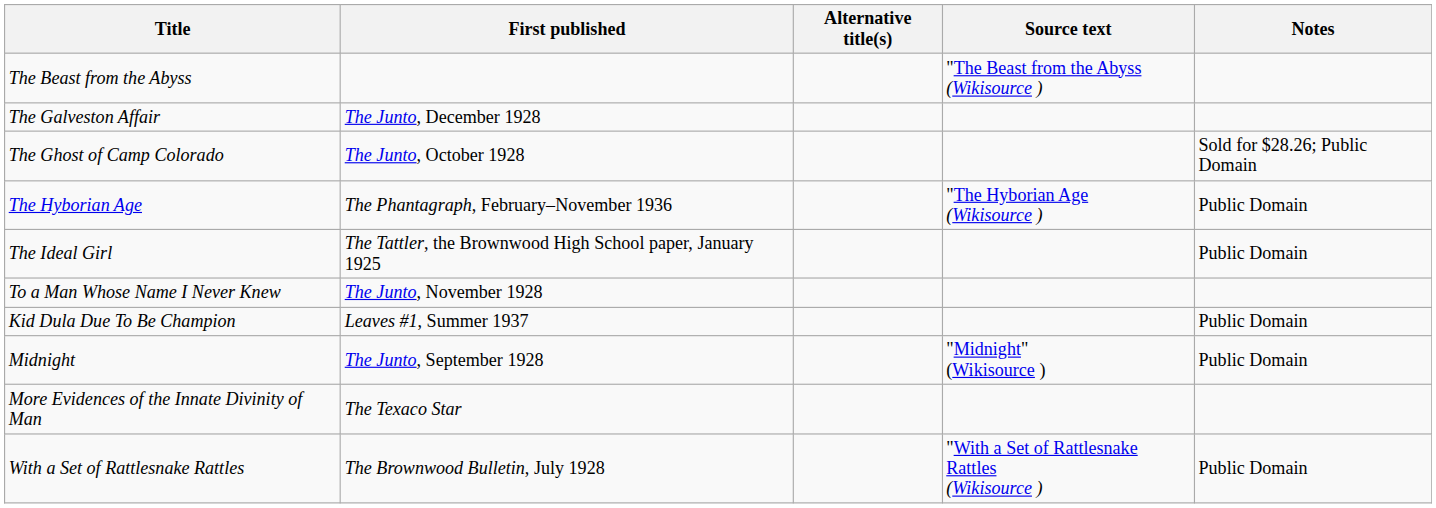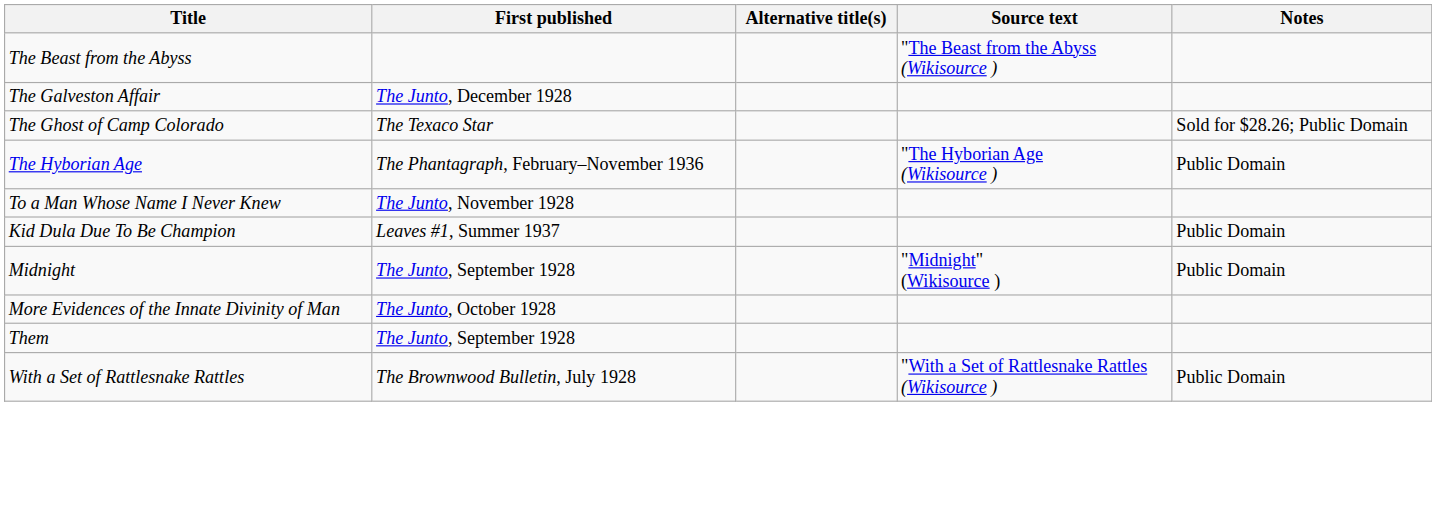(435, 155) The Junto, October 1928 -> (435, 125) The Texaco Star
- row: (60, 253)
(403, 409) The Texaco Star -> (466, 309) The Junto, October 1928
+ row: (29, 337)
